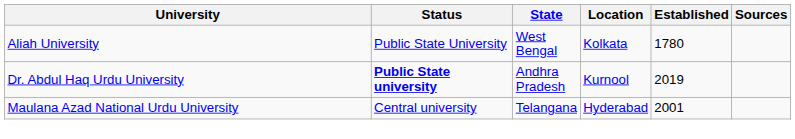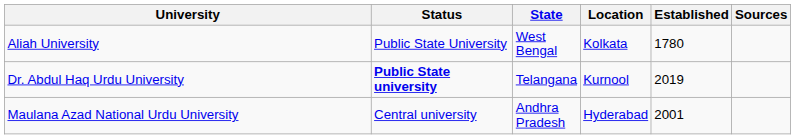(541, 79) Andhra Pradesh -> (546, 79) Telangana
(546, 108) Telangana -> (541, 115) Andhra Pradesh
